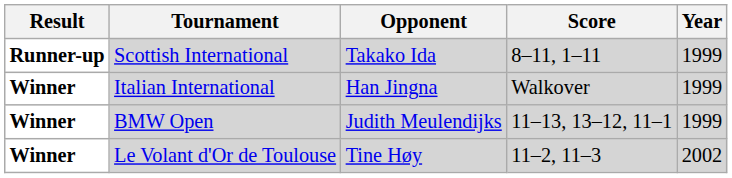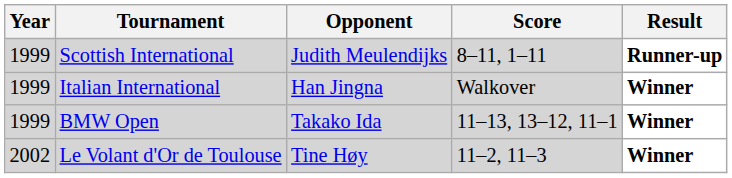columns swapped: (702, 21) <-> (57, 21)
(391, 55) Takako Ida -> (369, 55) Judith Meulendijks
(424, 122) Judith Meulendijks -> (336, 122) Takako Ida
